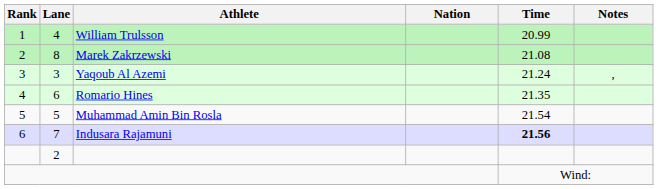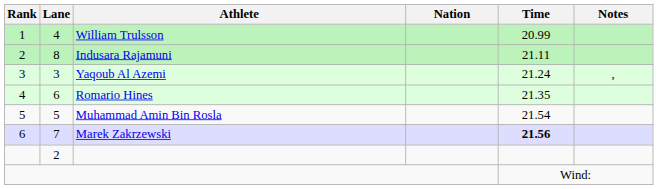(123, 54) Marek Zakrzewski -> (124, 54) Indusara Rajamuni
(536, 54) 21.08 -> (536, 54) 21.11
(124, 134) Indusara Rajamuni -> (123, 134) Marek Zakrzewski
